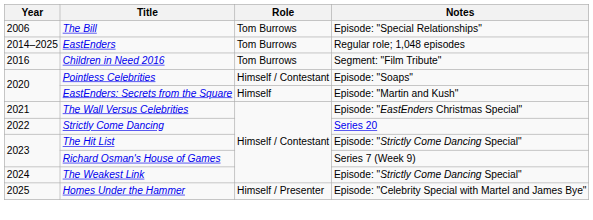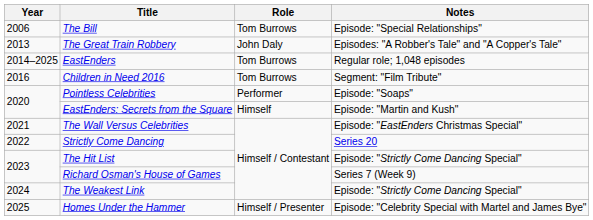+ row: (119, 45)
(283, 77) Himself / Contestant -> (260, 93) Performer
